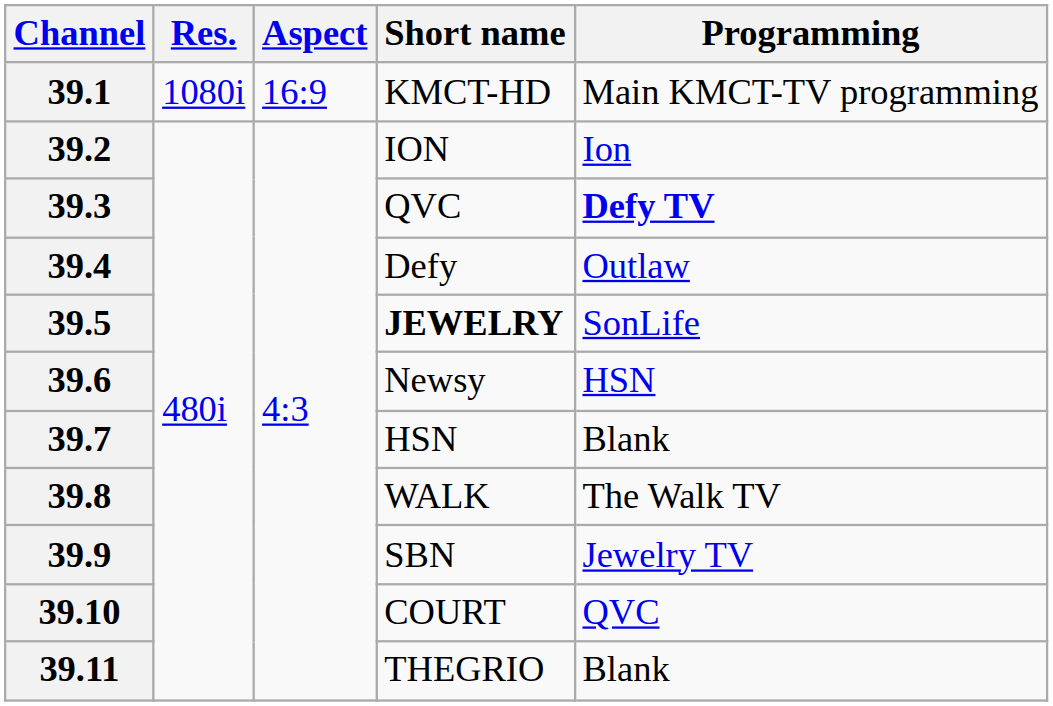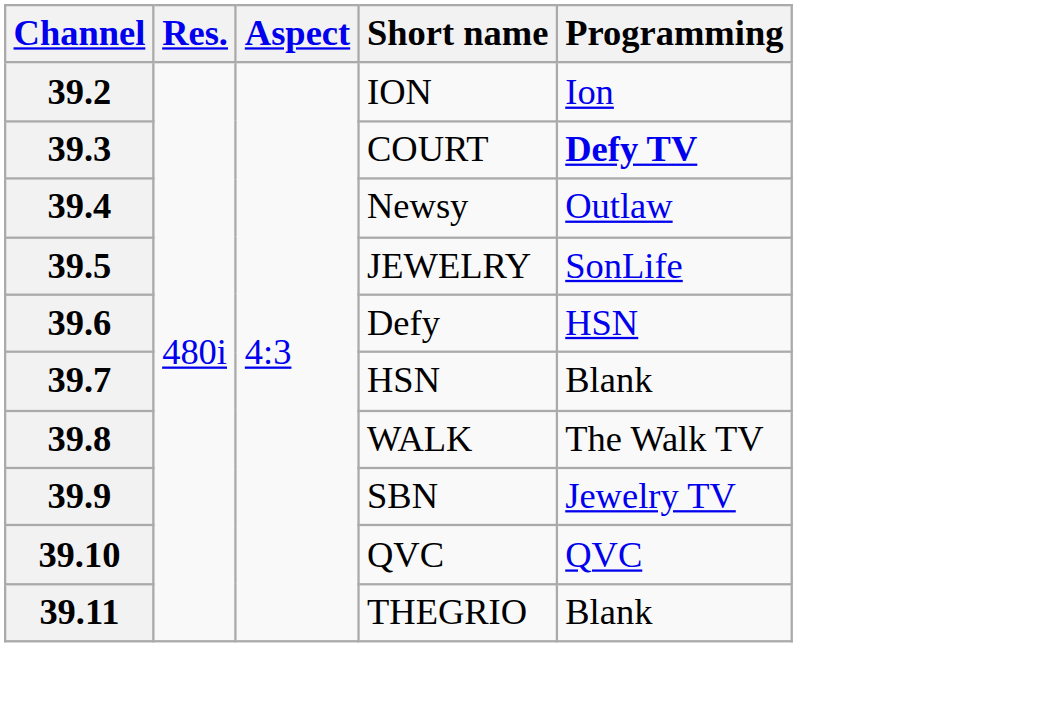- row: (79, 91)
(423, 206) QVC -> (428, 149) COURT
(421, 264) Defy -> (418, 206) Newsy
(474, 322) bold -> (449, 264) normal
(435, 380) Newsy -> (403, 322) Defy
(445, 611) COURT -> (406, 554) QVC
